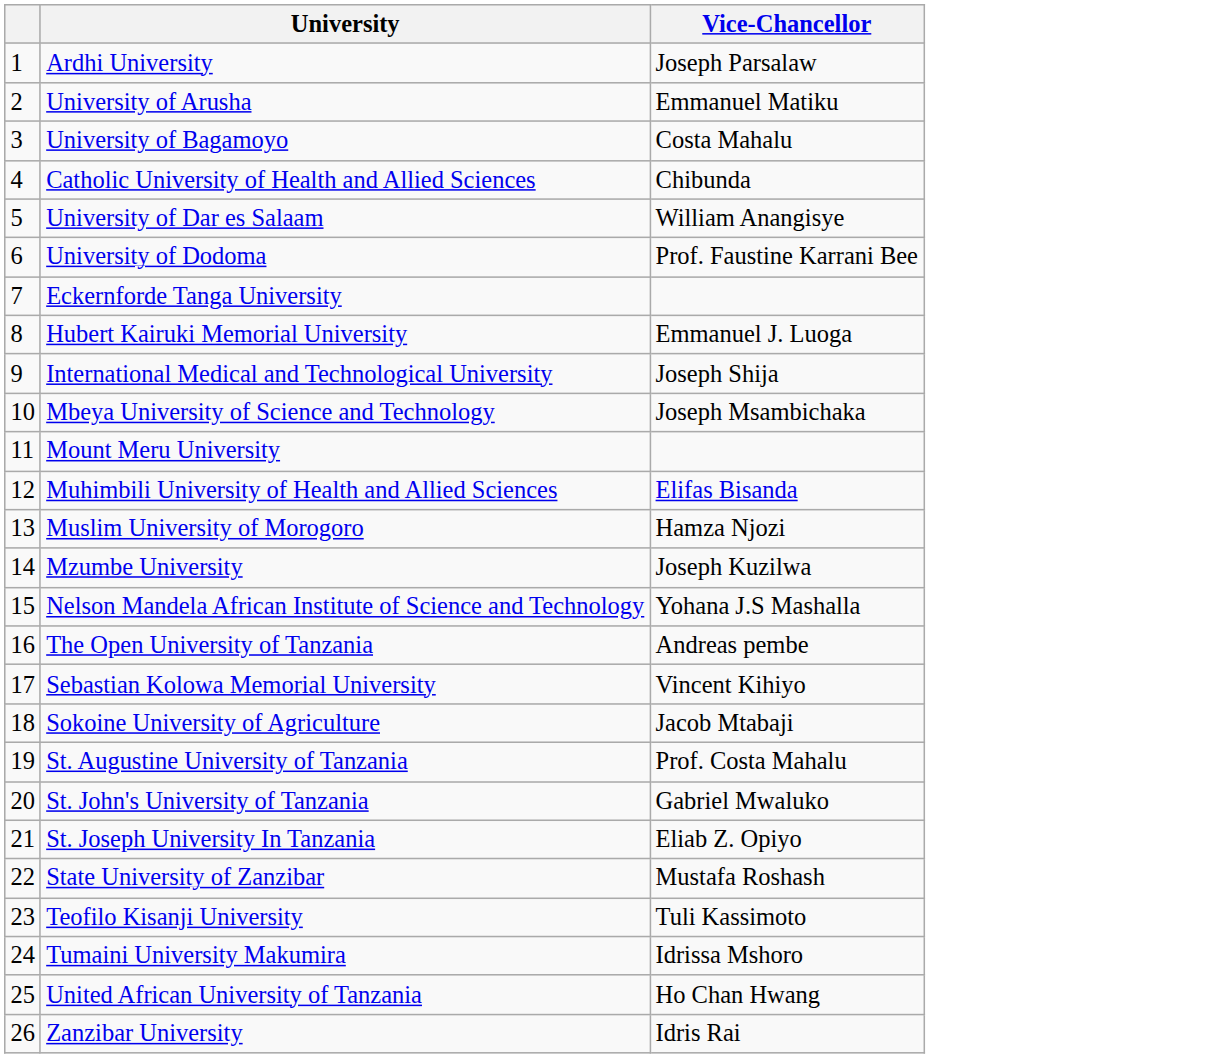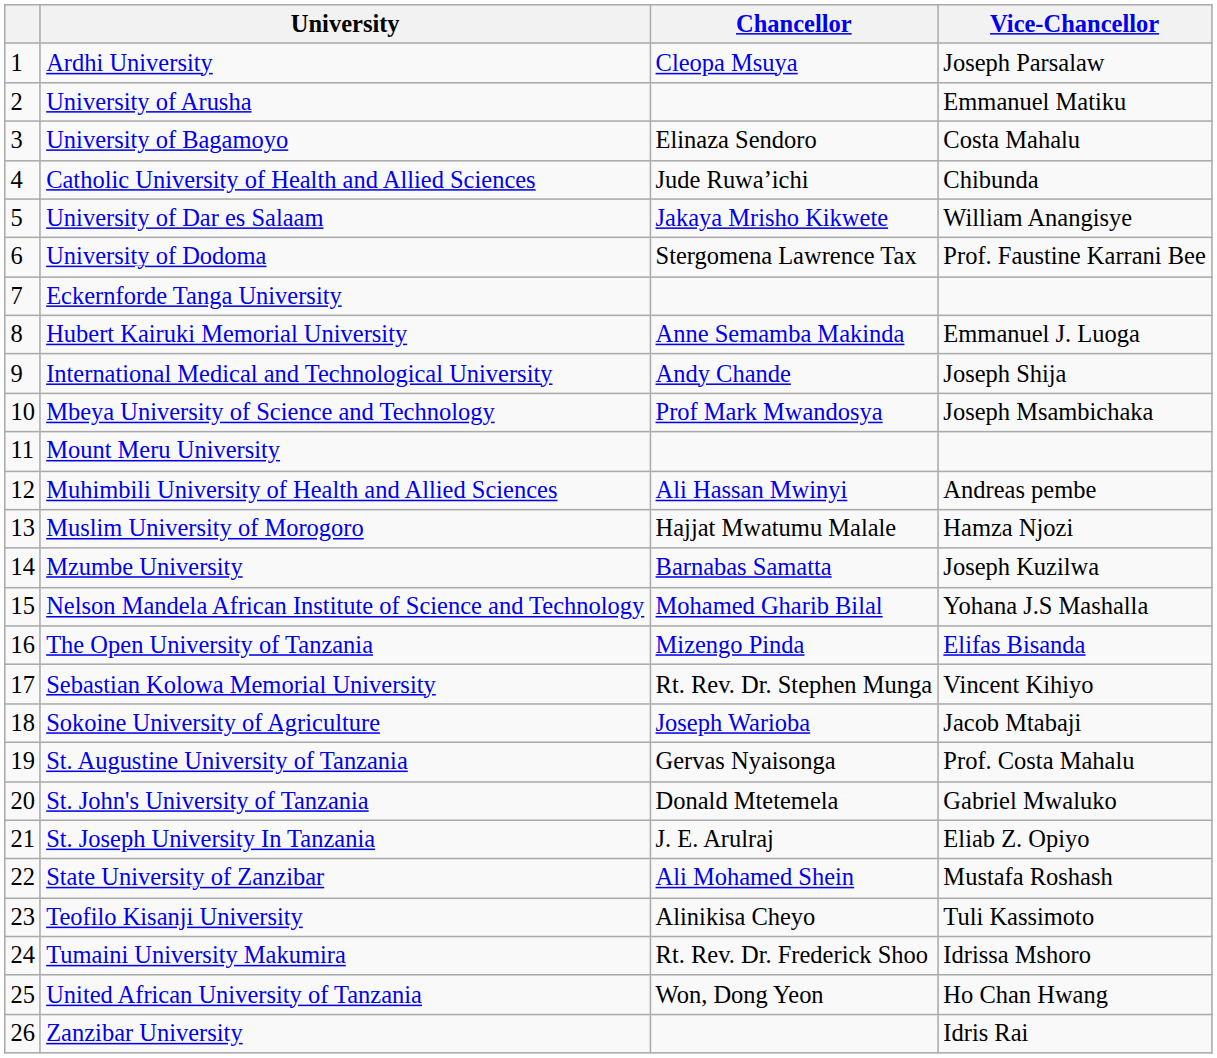+ column: (794, 23)
(727, 489) Elifas Bisanda -> (1020, 489) Andreas pembe
(732, 645) Andreas pembe -> (1014, 645) Elifas Bisanda
